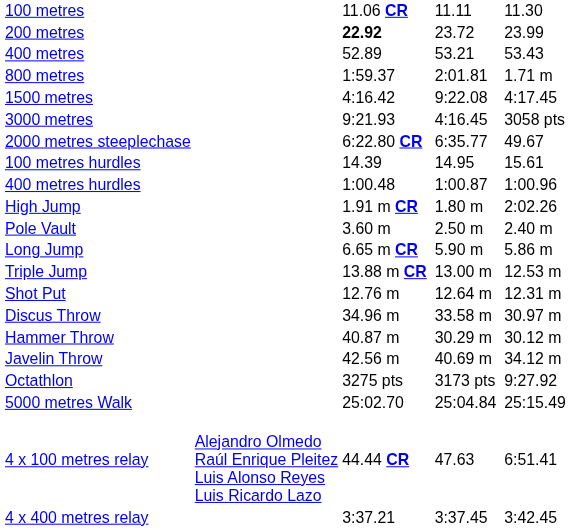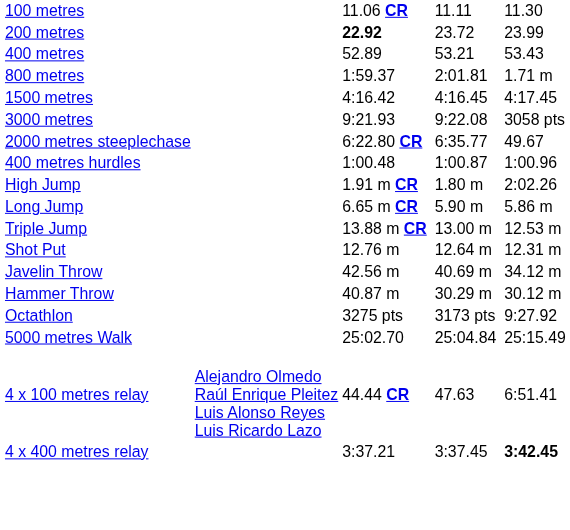(461, 98) 9:22.08 -> (461, 98) 4:16.45
(461, 119) 4:16.45 -> (461, 119) 9:22.08
- row: (73, 163)
- row: (40, 228)
- row: (53, 315)
rows swapped: (59, 337) <-> (54, 359)
(531, 517) normal -> (531, 452) bold
